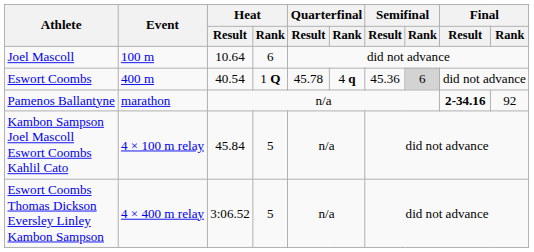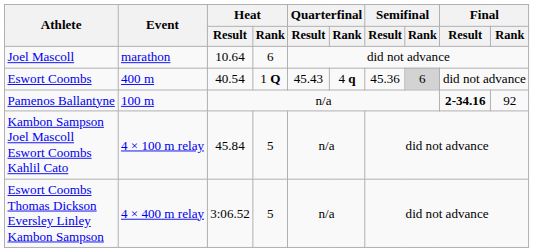(138, 57) 100 m -> (146, 57) marathon
(308, 79) 45.78 -> (308, 79) 45.43
(146, 100) marathon -> (138, 100) 100 m
